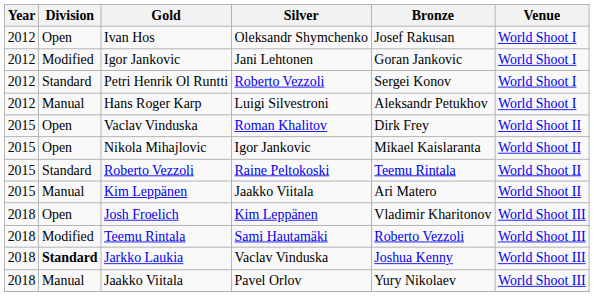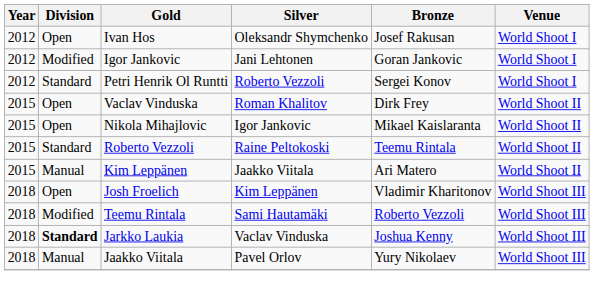- row: (153, 103)
